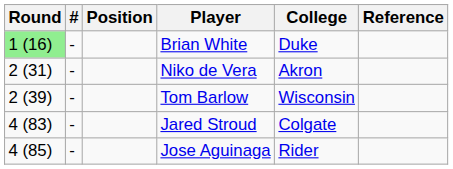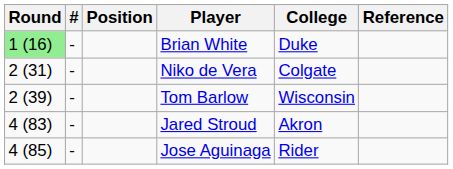(300, 71) Akron -> (307, 71) Colgate
(307, 124) Colgate -> (300, 124) Akron
